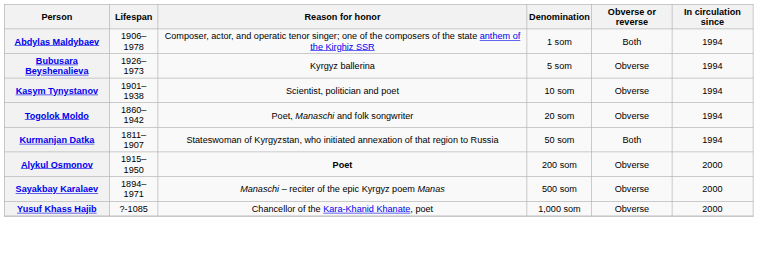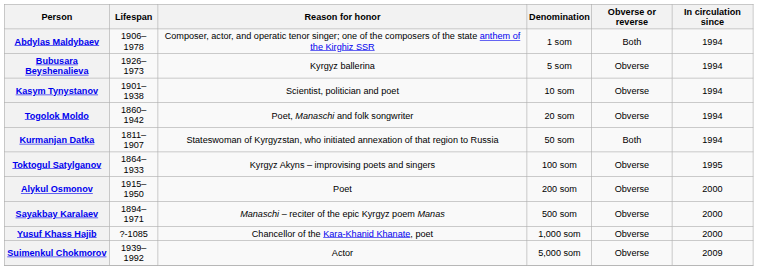+ row: (57, 165)
(342, 165) bold -> (342, 189) normal
+ row: (57, 253)
